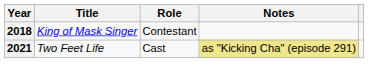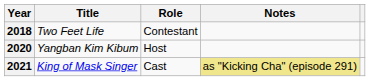(87, 31) King of Mask Singer -> (71, 31) Two Feet Life
+ row: (19, 48)
(71, 48) Two Feet Life -> (87, 66) King of Mask Singer
